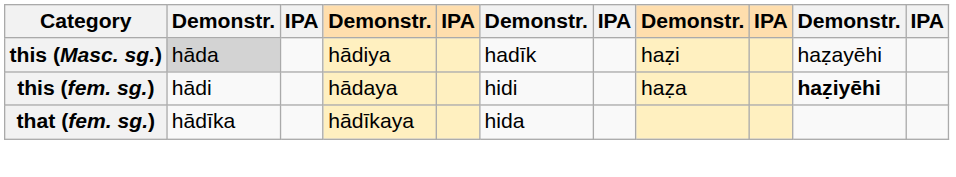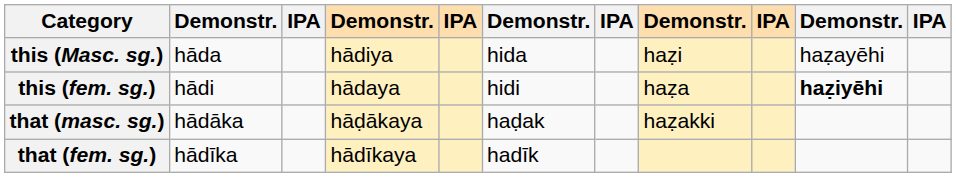(195, 54) lightgrey background -> (198, 54) no background
(510, 54) hadīk -> (507, 54) hida
+ row: (87, 121)
(505, 121) hida -> (513, 155) hadīk
